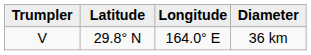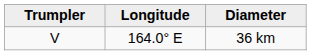- column: (118, 15)
